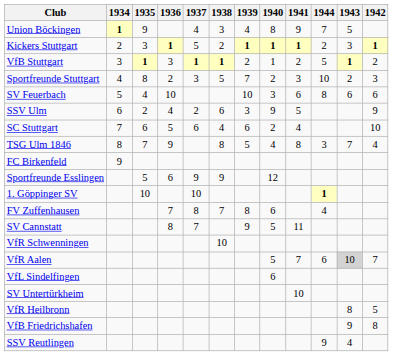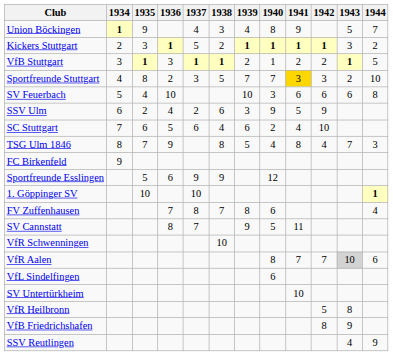columns swapped: (375, 12) <-> (324, 12)
(273, 78) 2 -> (273, 78) 7
(298, 78) no background -> (298, 78) gold background
(273, 260) 5 -> (273, 260) 8
